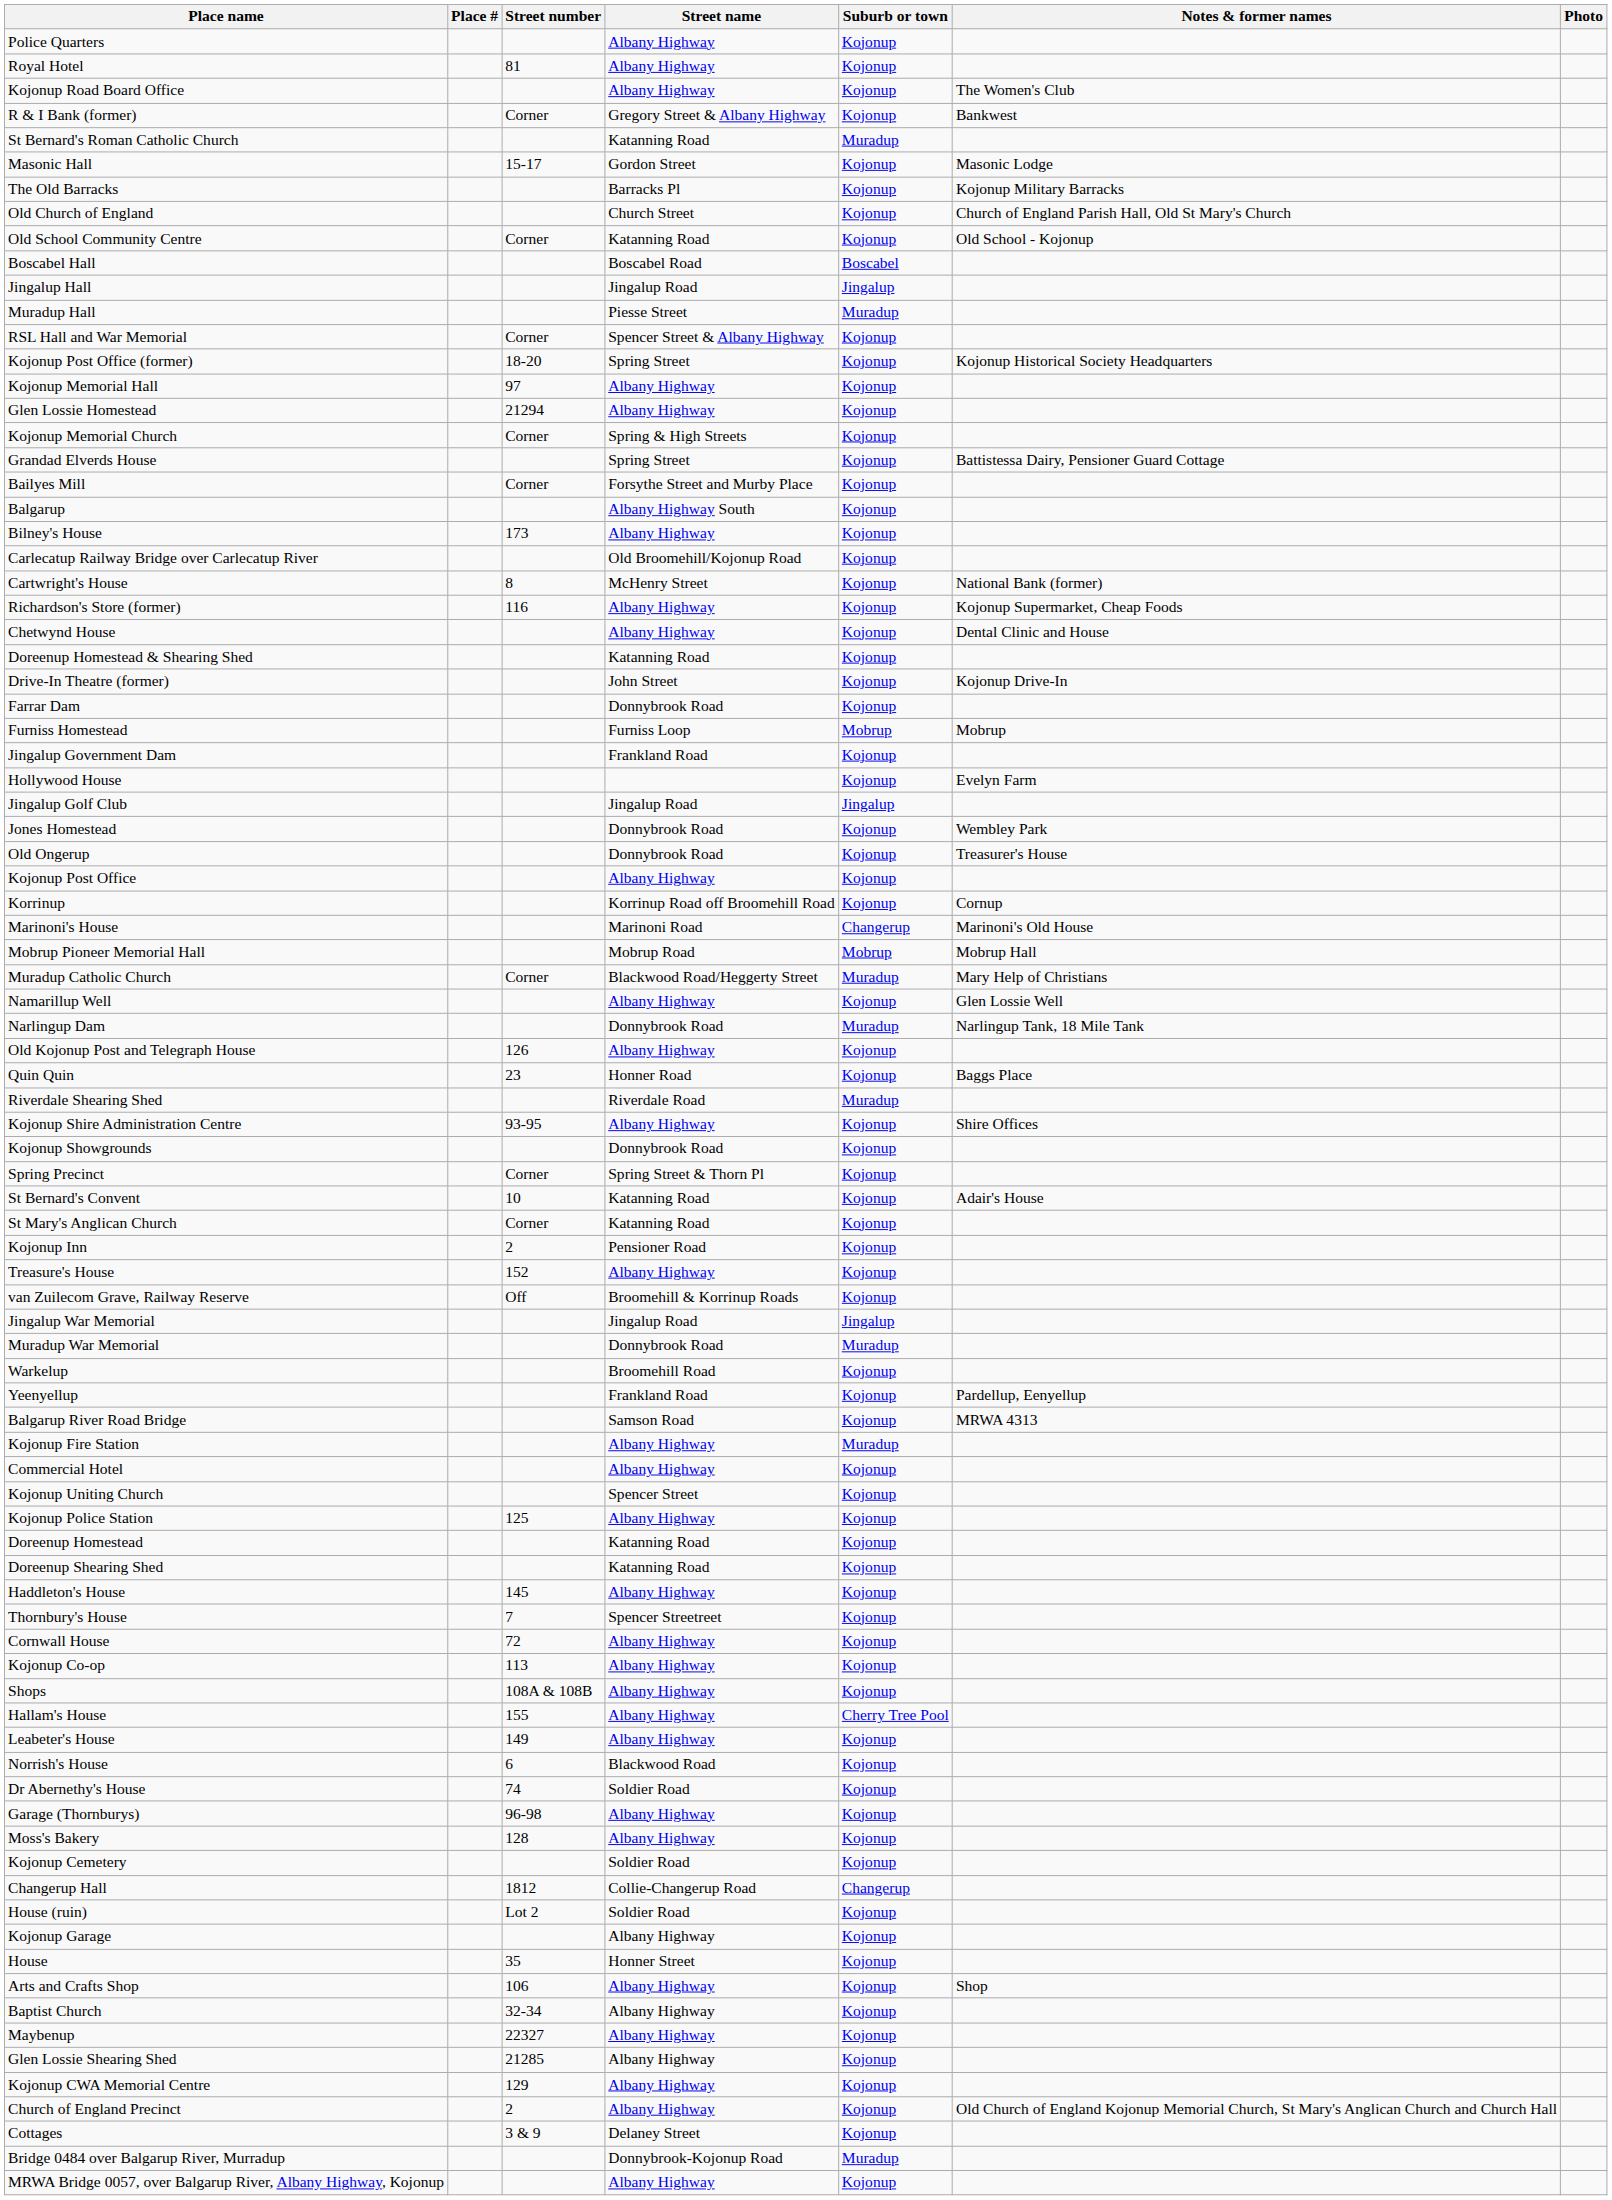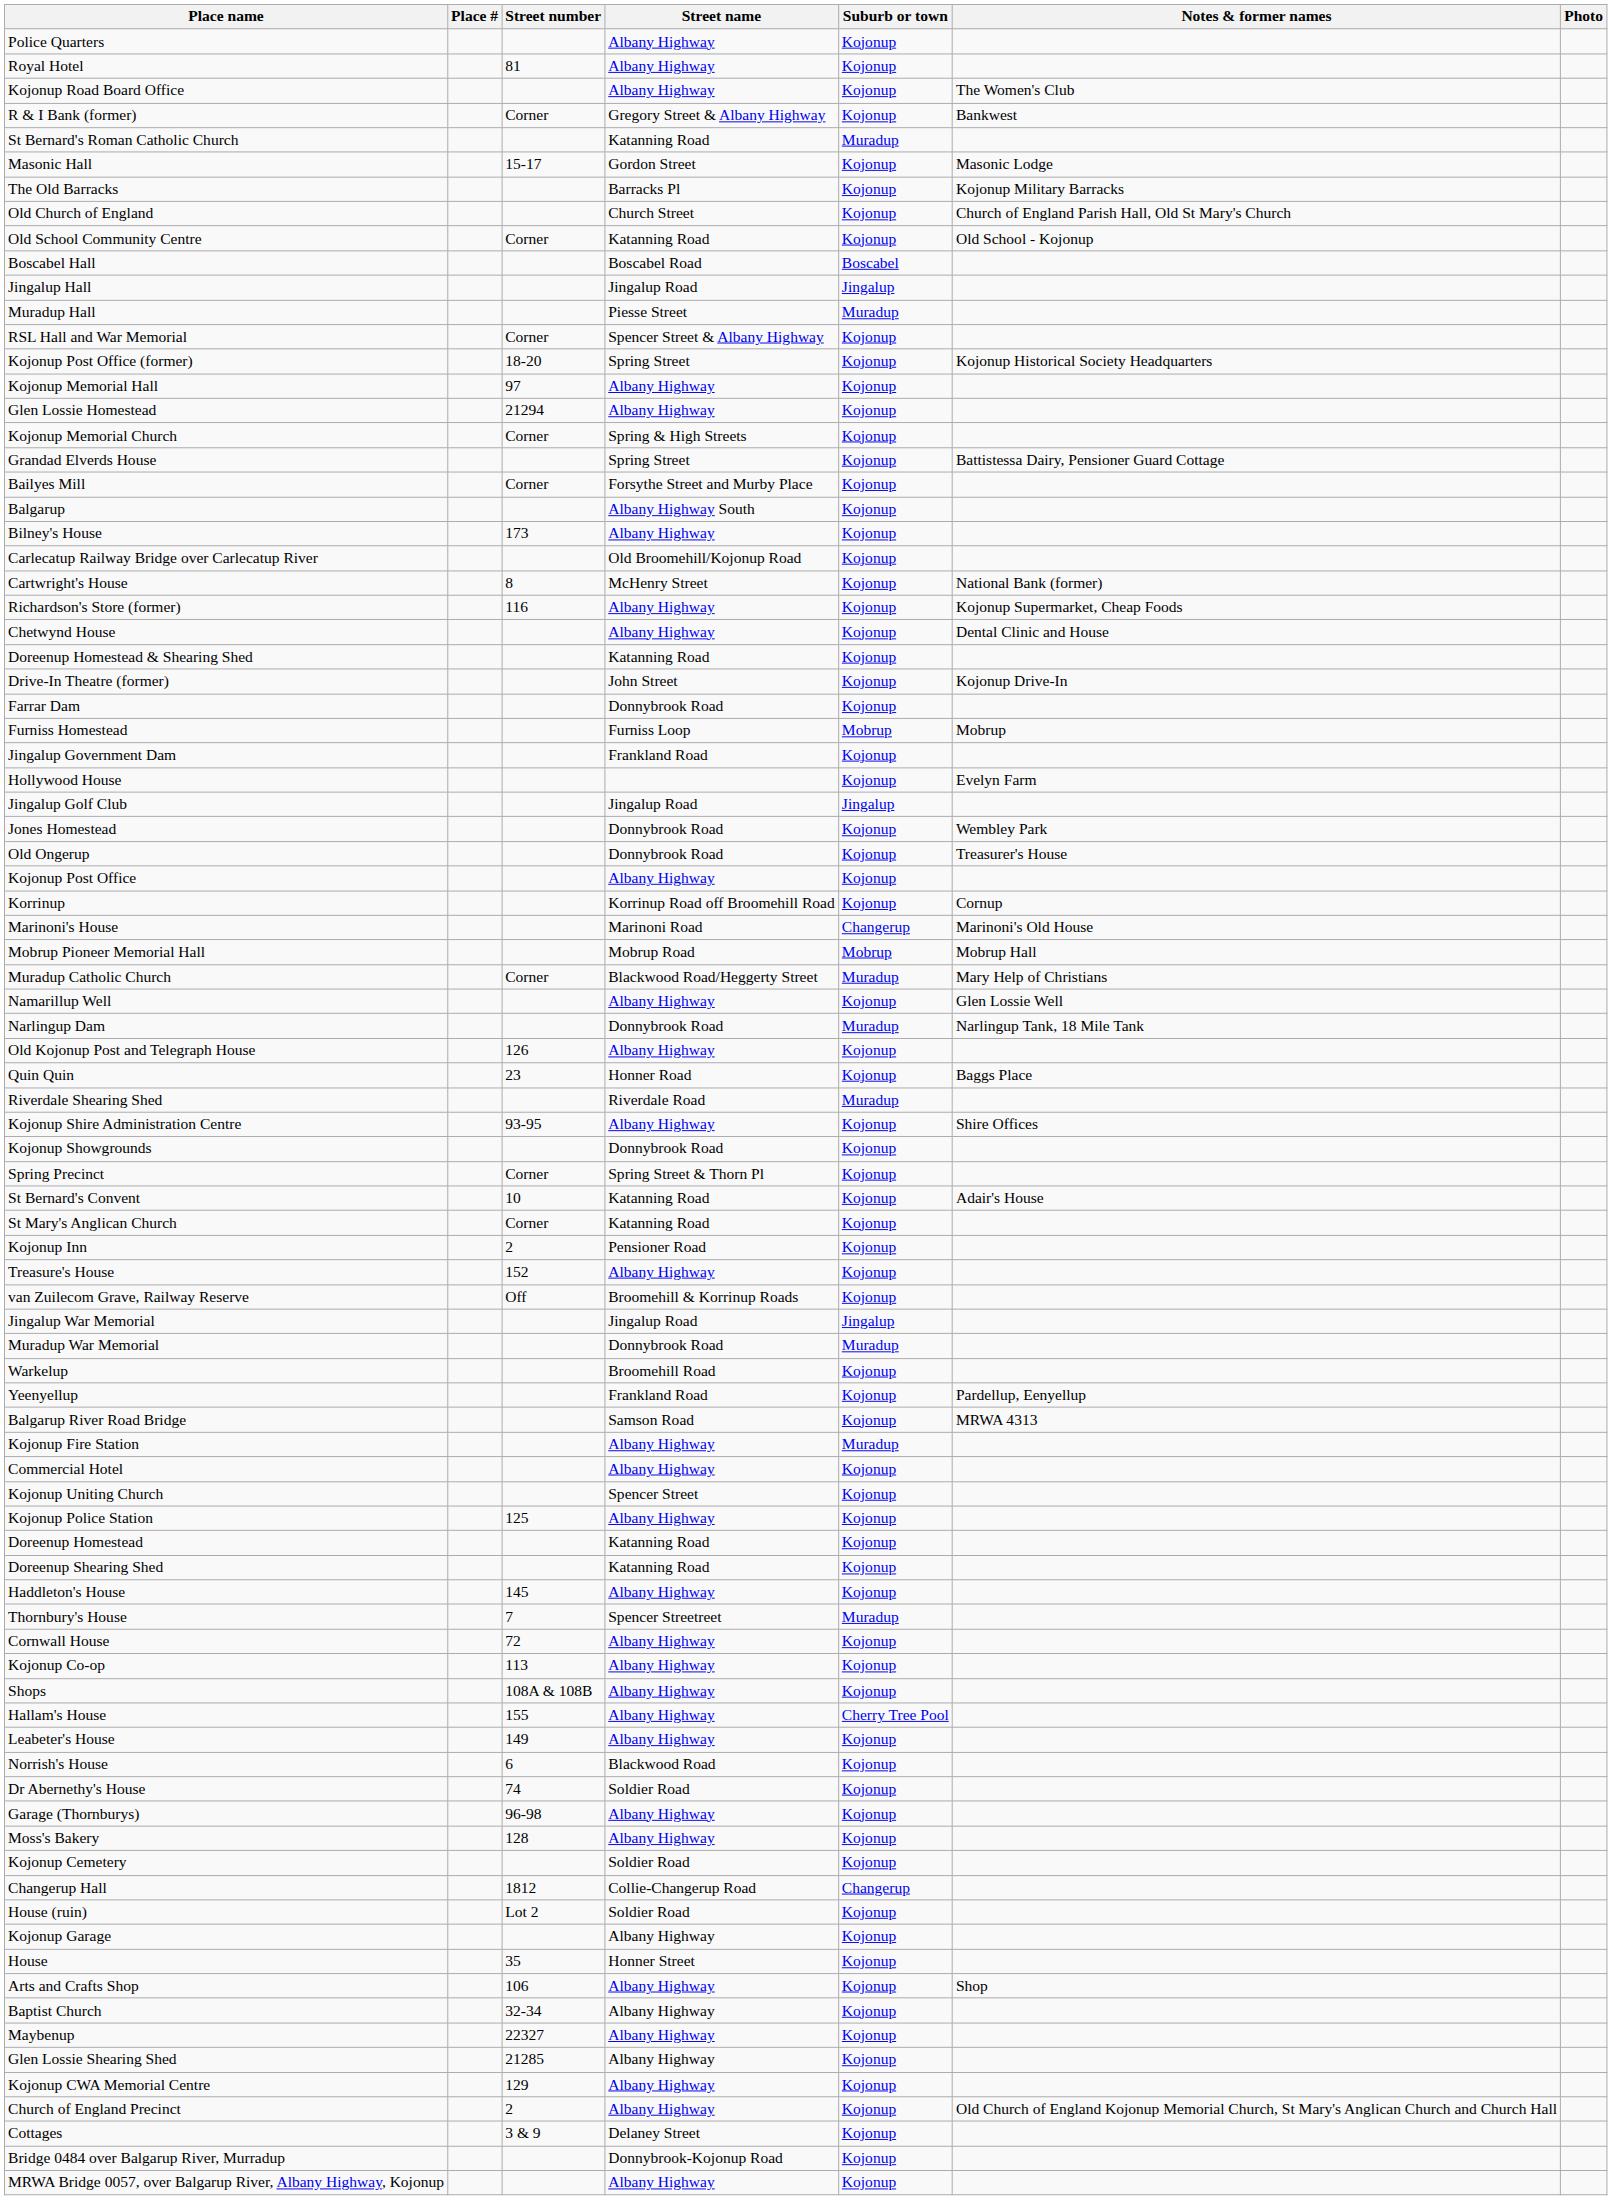(869, 1616) Kojonup -> (870, 1616) Muradup
(870, 2158) Muradup -> (869, 2158) Kojonup
